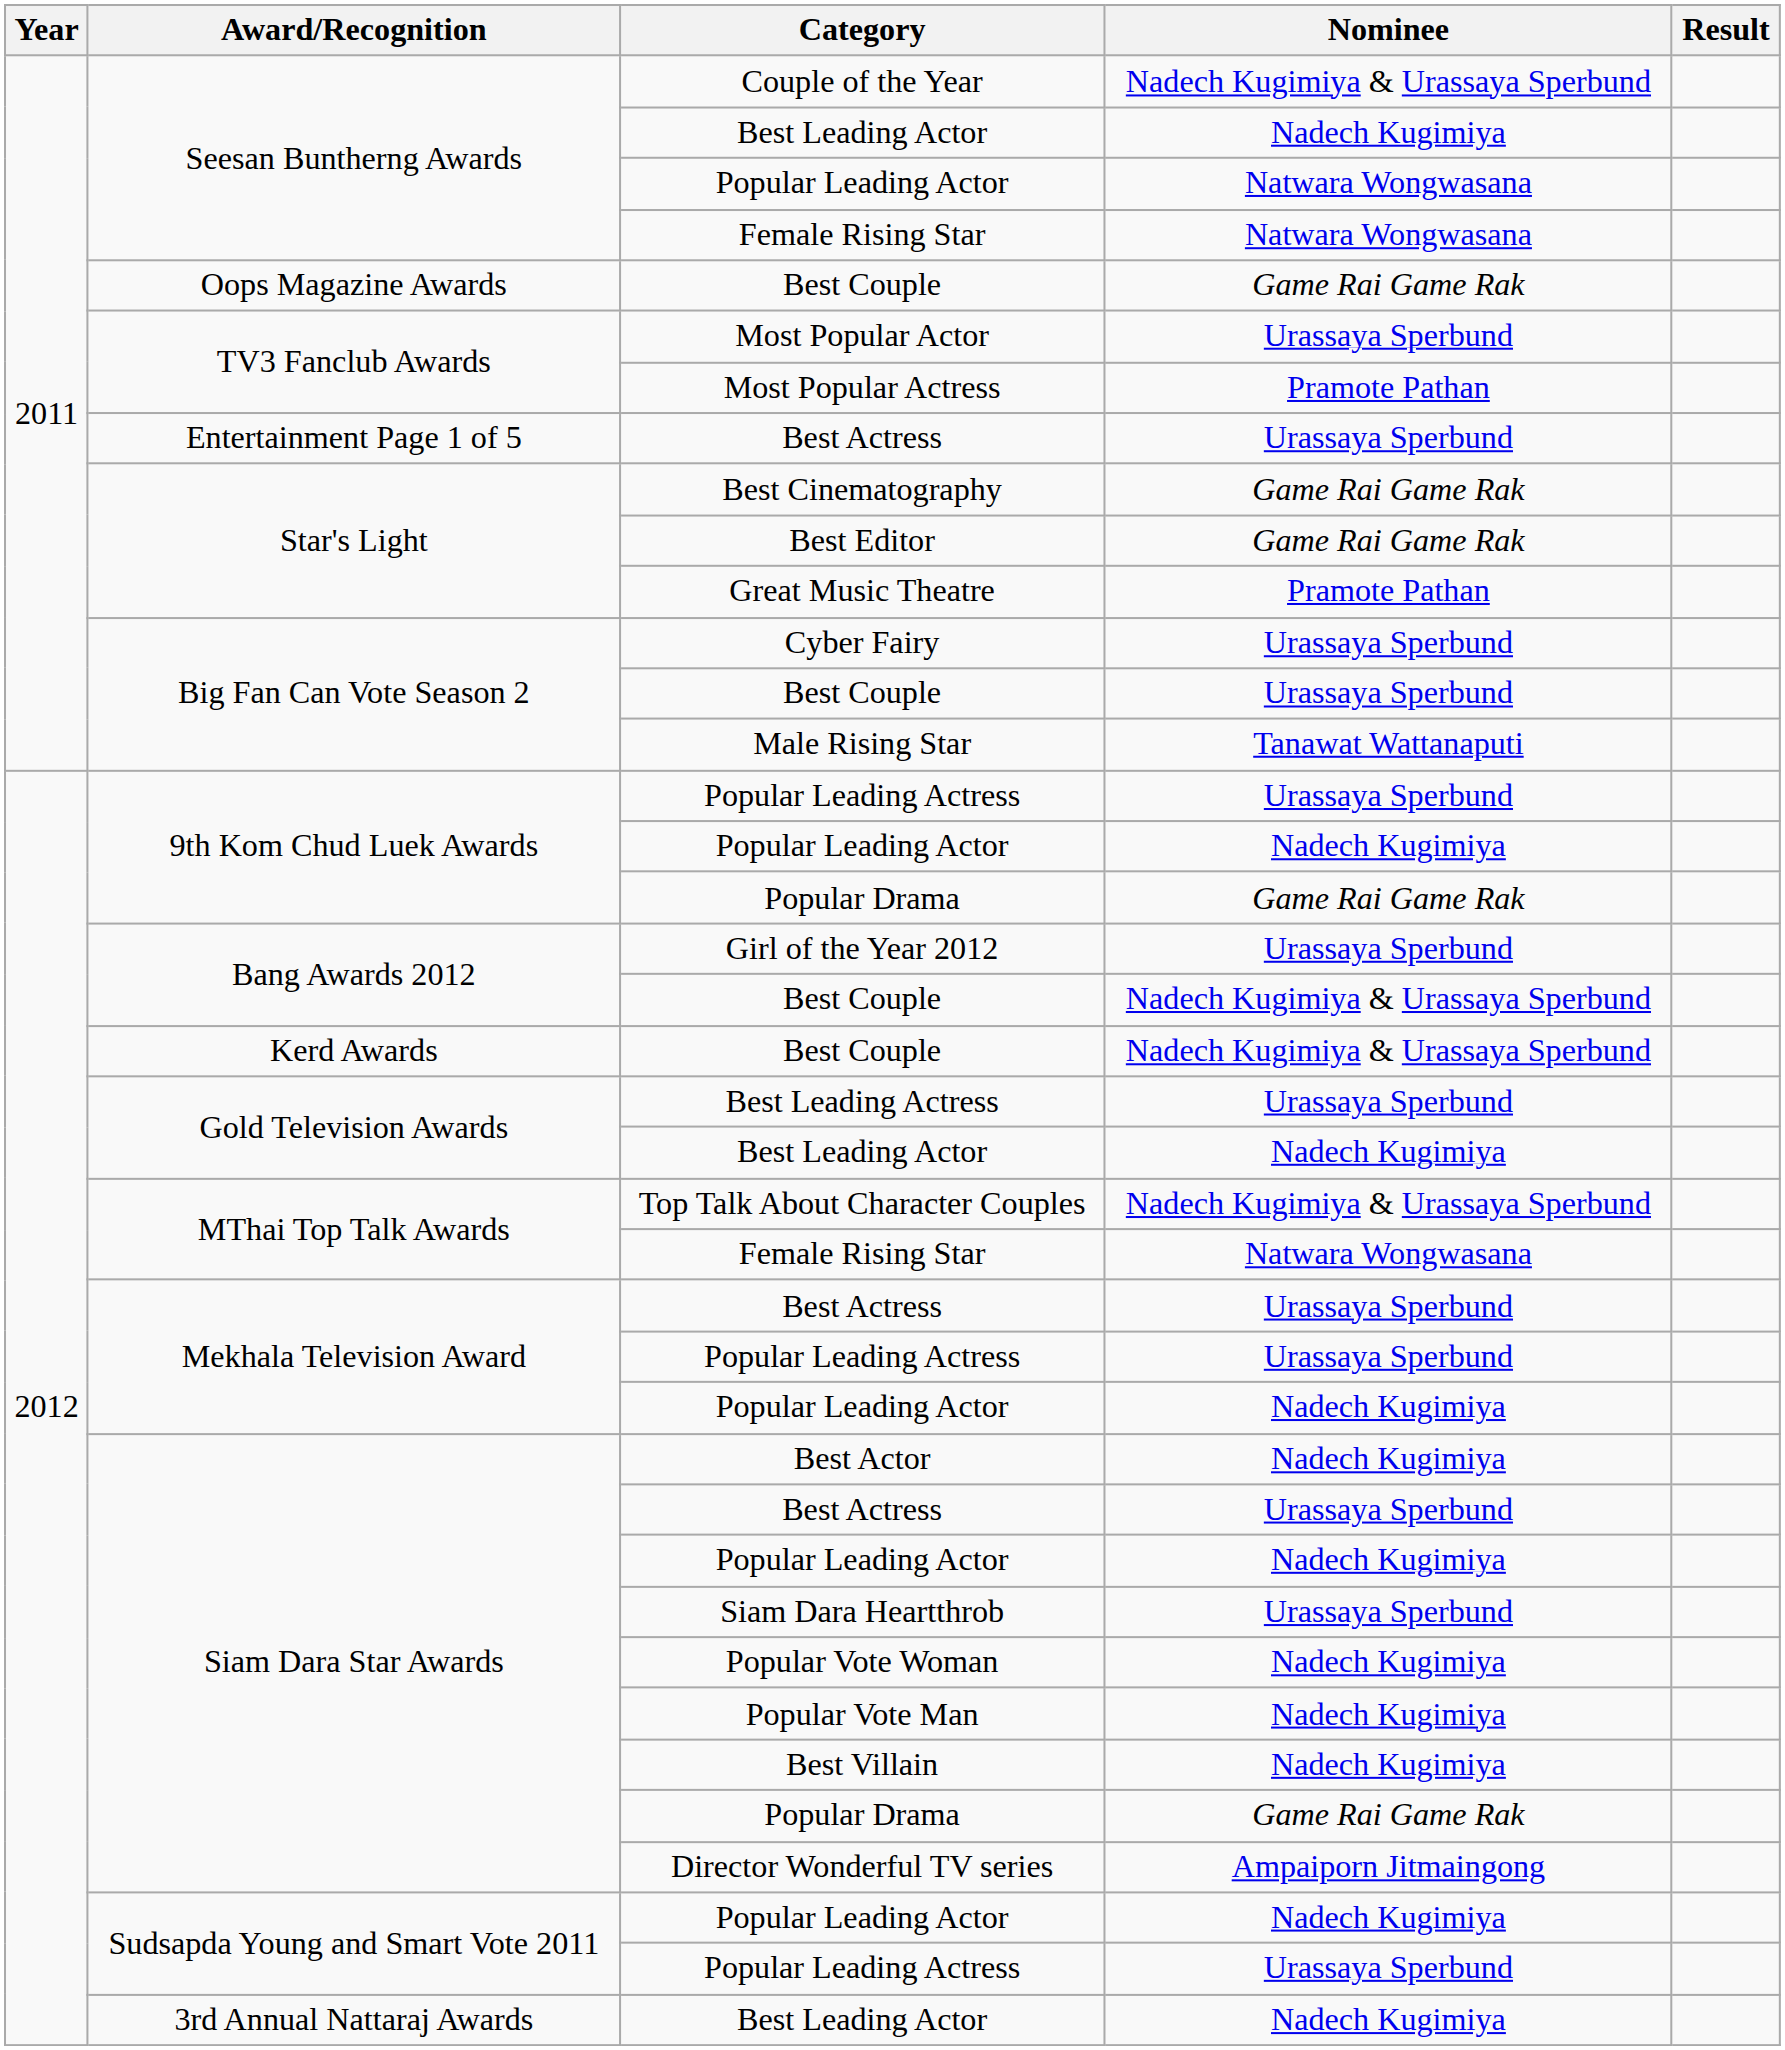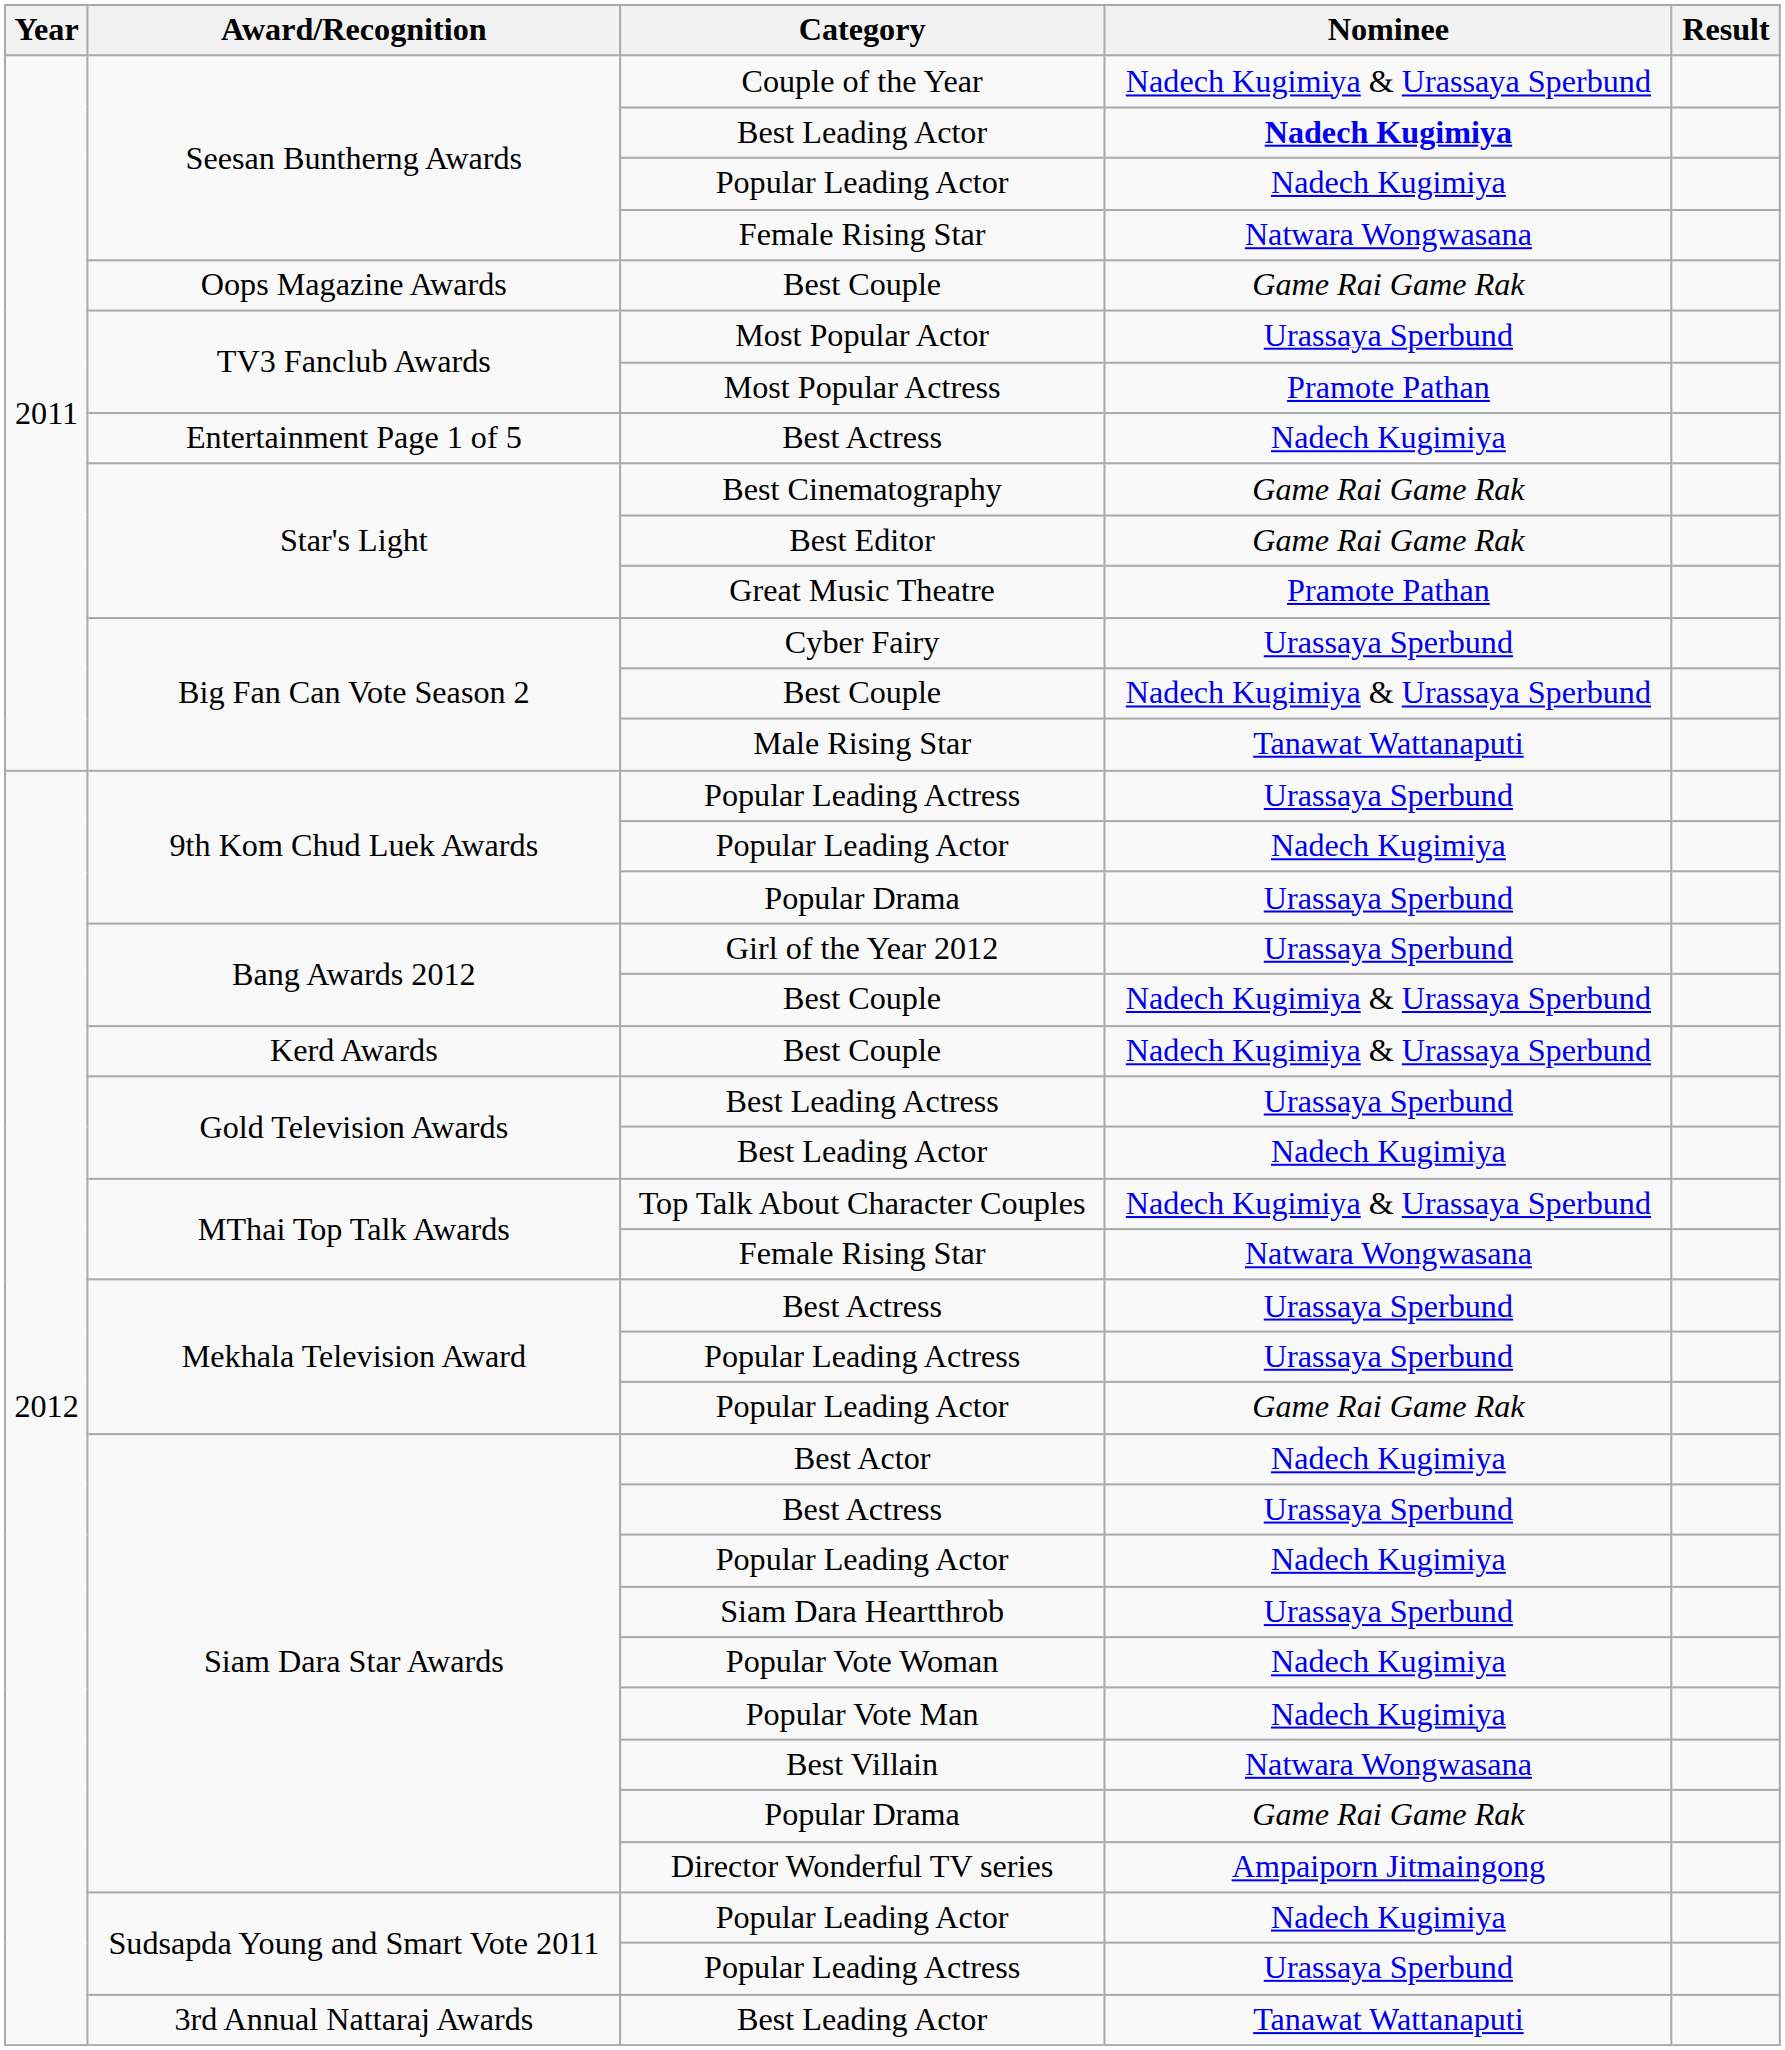(1388, 132) normal -> (1388, 132) bold
(1388, 183) Natwara Wongwasana -> (1388, 183) Nadech Kugimiya
(1388, 438) Urassaya Sperbund -> (1388, 438) Nadech Kugimiya
(1388, 693) Urassaya Sperbund -> (1388, 693) Nadech Kugimiya & Urassaya Sperbund
(1388, 897) Game Rai Game Rak -> (1388, 897) Urassaya Sperbund
(1388, 1407) Nadech Kugimiya -> (1388, 1407) Game Rai Game Rak
(1388, 1764) Nadech Kugimiya -> (1388, 1764) Natwara Wongwasana
(1388, 2019) Nadech Kugimiya -> (1388, 2019) Tanawat Wattanaputi
